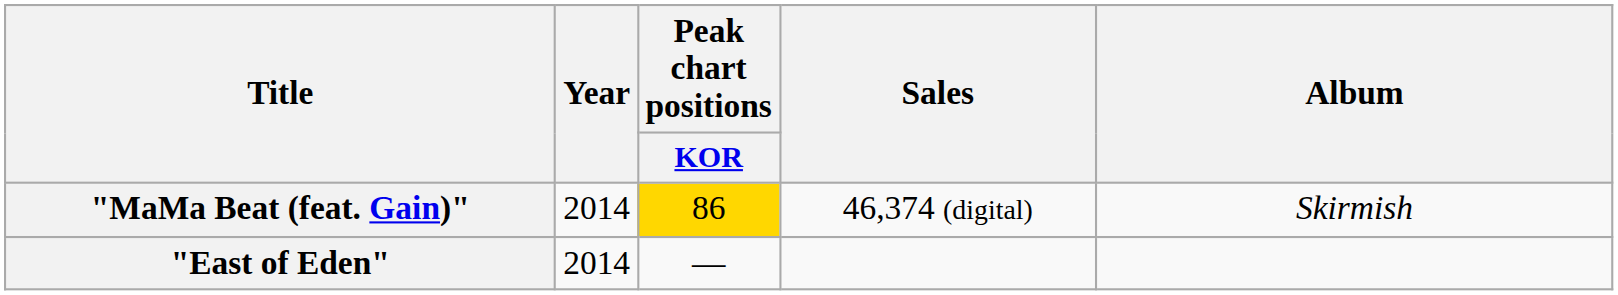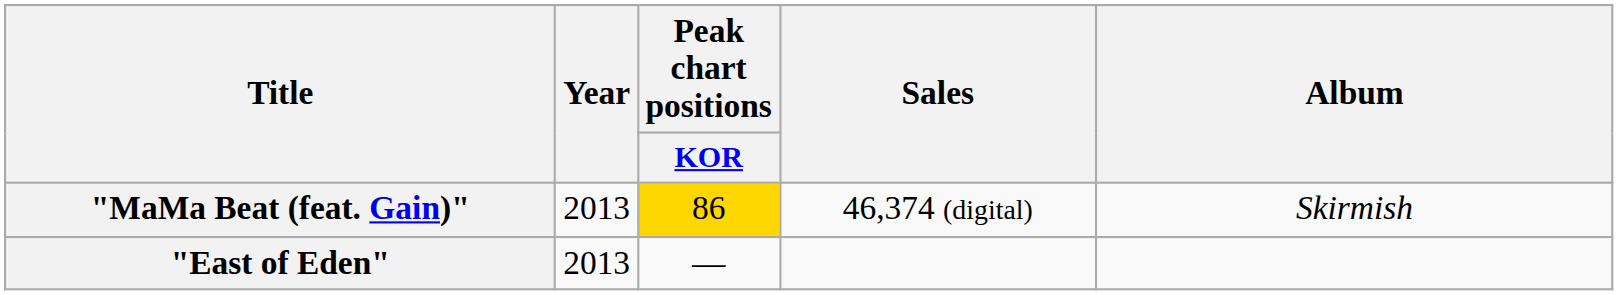(597, 208) 2014 -> (597, 208) 2013
(597, 261) 2014 -> (597, 261) 2013
